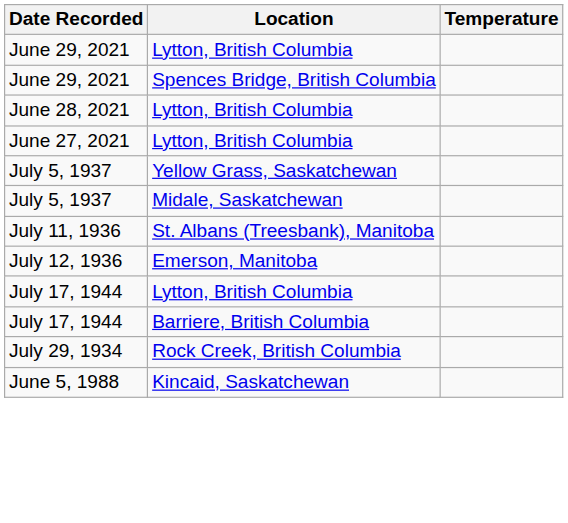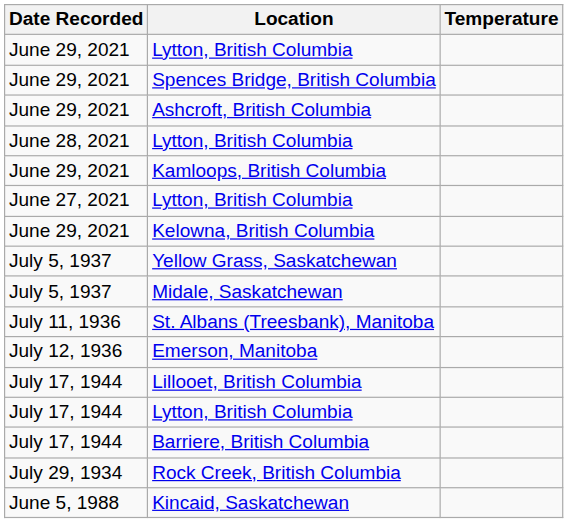+ row: (69, 110)
+ row: (69, 170)
+ row: (69, 230)
+ row: (66, 381)
